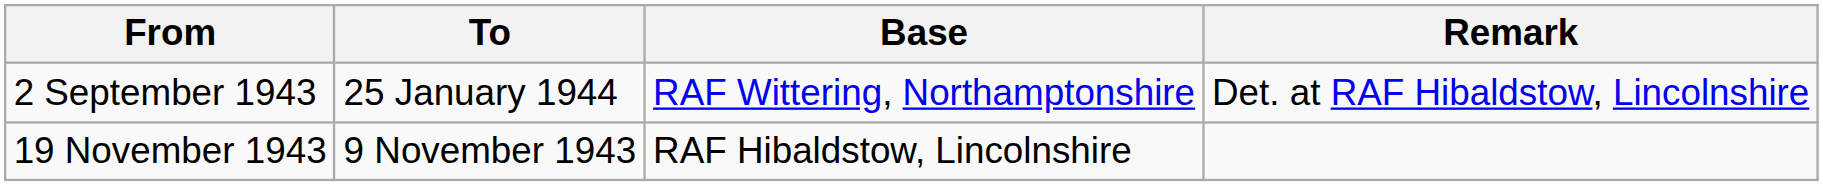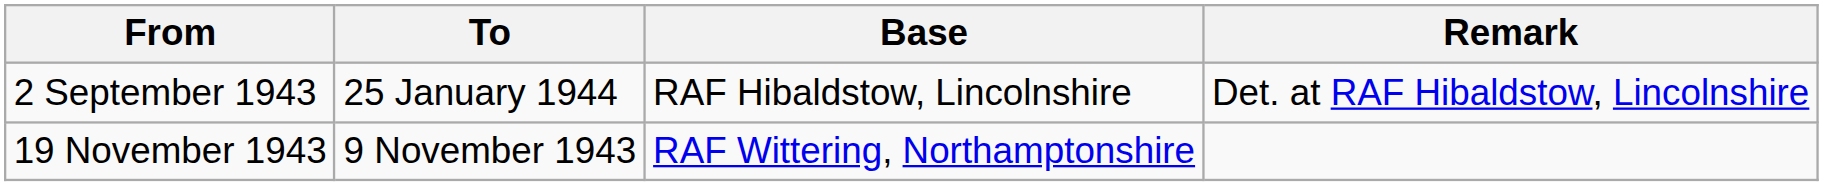(924, 92) RAF Wittering, Northamptonshire -> (892, 92) RAF Hibaldstow, Lincolnshire
(892, 150) RAF Hibaldstow, Lincolnshire -> (924, 150) RAF Wittering, Northamptonshire
